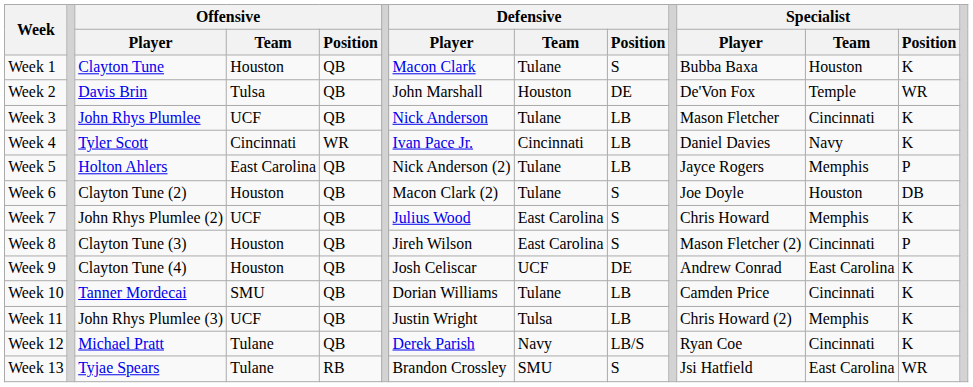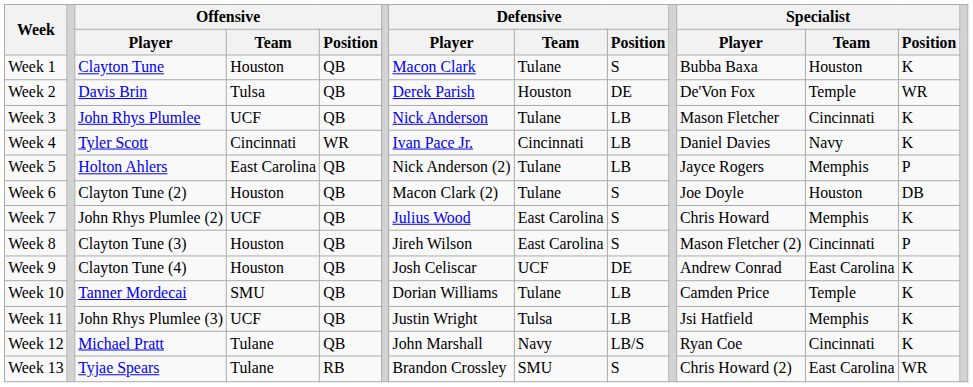(438, 92) John Marshall -> (434, 92) Derek Parish
(842, 293) Cincinnati -> (832, 293) Temple
(736, 318) Chris Howard (2) -> (716, 318) Jsi Hatfield
(434, 343) Derek Parish -> (438, 343) John Marshall
(716, 368) Jsi Hatfield -> (736, 368) Chris Howard (2)
